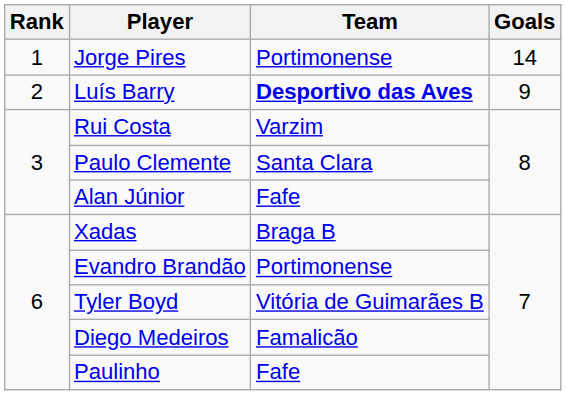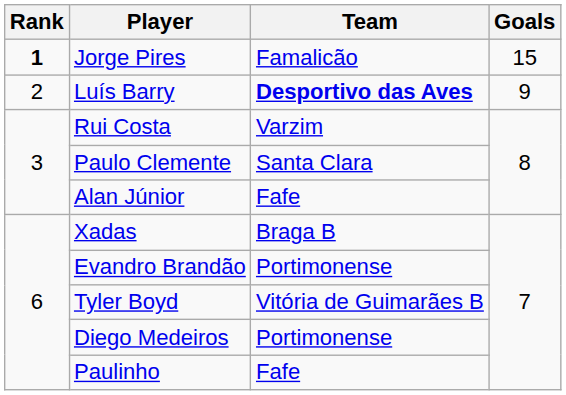(37, 57) normal -> (37, 57) bold
(324, 57) Portimonense -> (307, 57) Famalicão
(525, 57) 14 -> (525, 57) 15
(307, 337) Famalicão -> (324, 337) Portimonense
